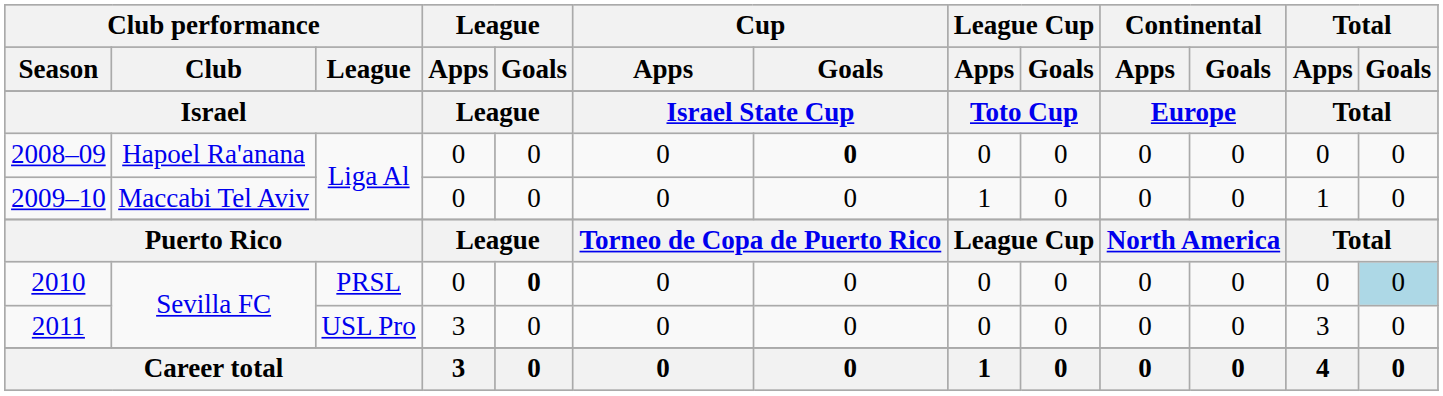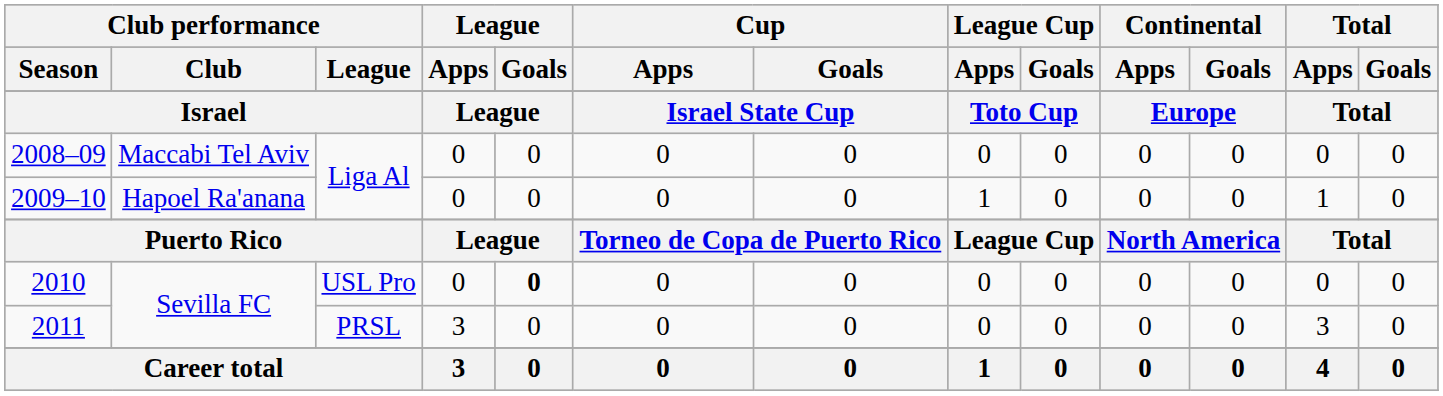(214, 154) Hapoel Ra'anana -> (214, 154) Maccabi Tel Aviv
(850, 154) bold -> (850, 154) normal
(214, 197) Maccabi Tel Aviv -> (214, 197) Hapoel Ra'anana
(369, 283) PRSL -> (369, 283) USL Pro
(1398, 283) lightblue background -> (1398, 283) no background
(369, 326) USL Pro -> (369, 326) PRSL
